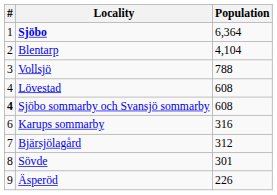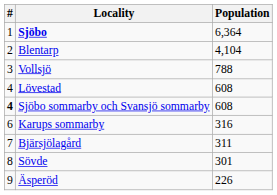(224, 143) 312 -> (224, 143) 311
